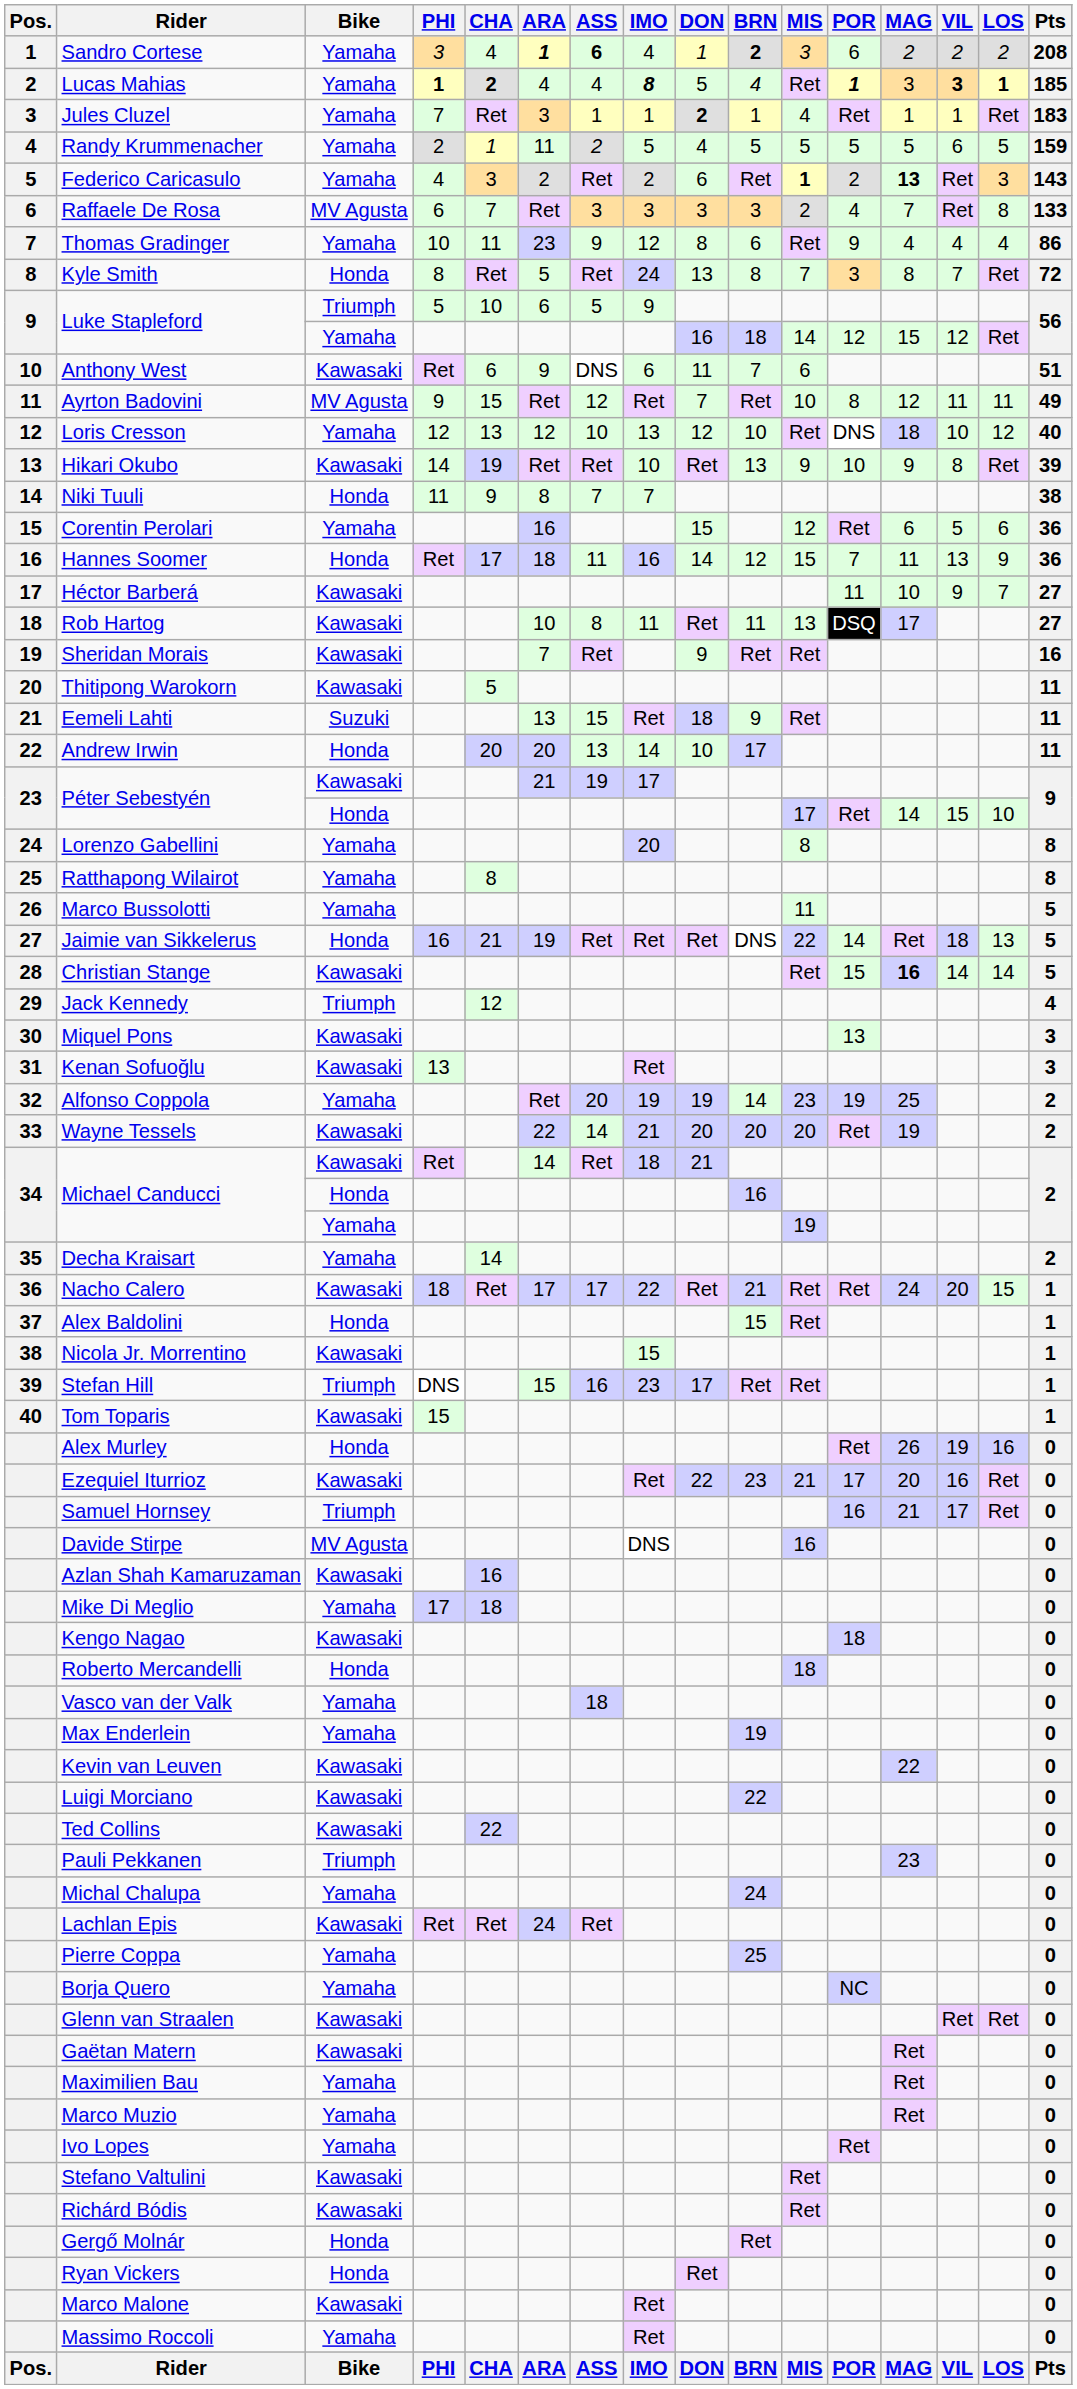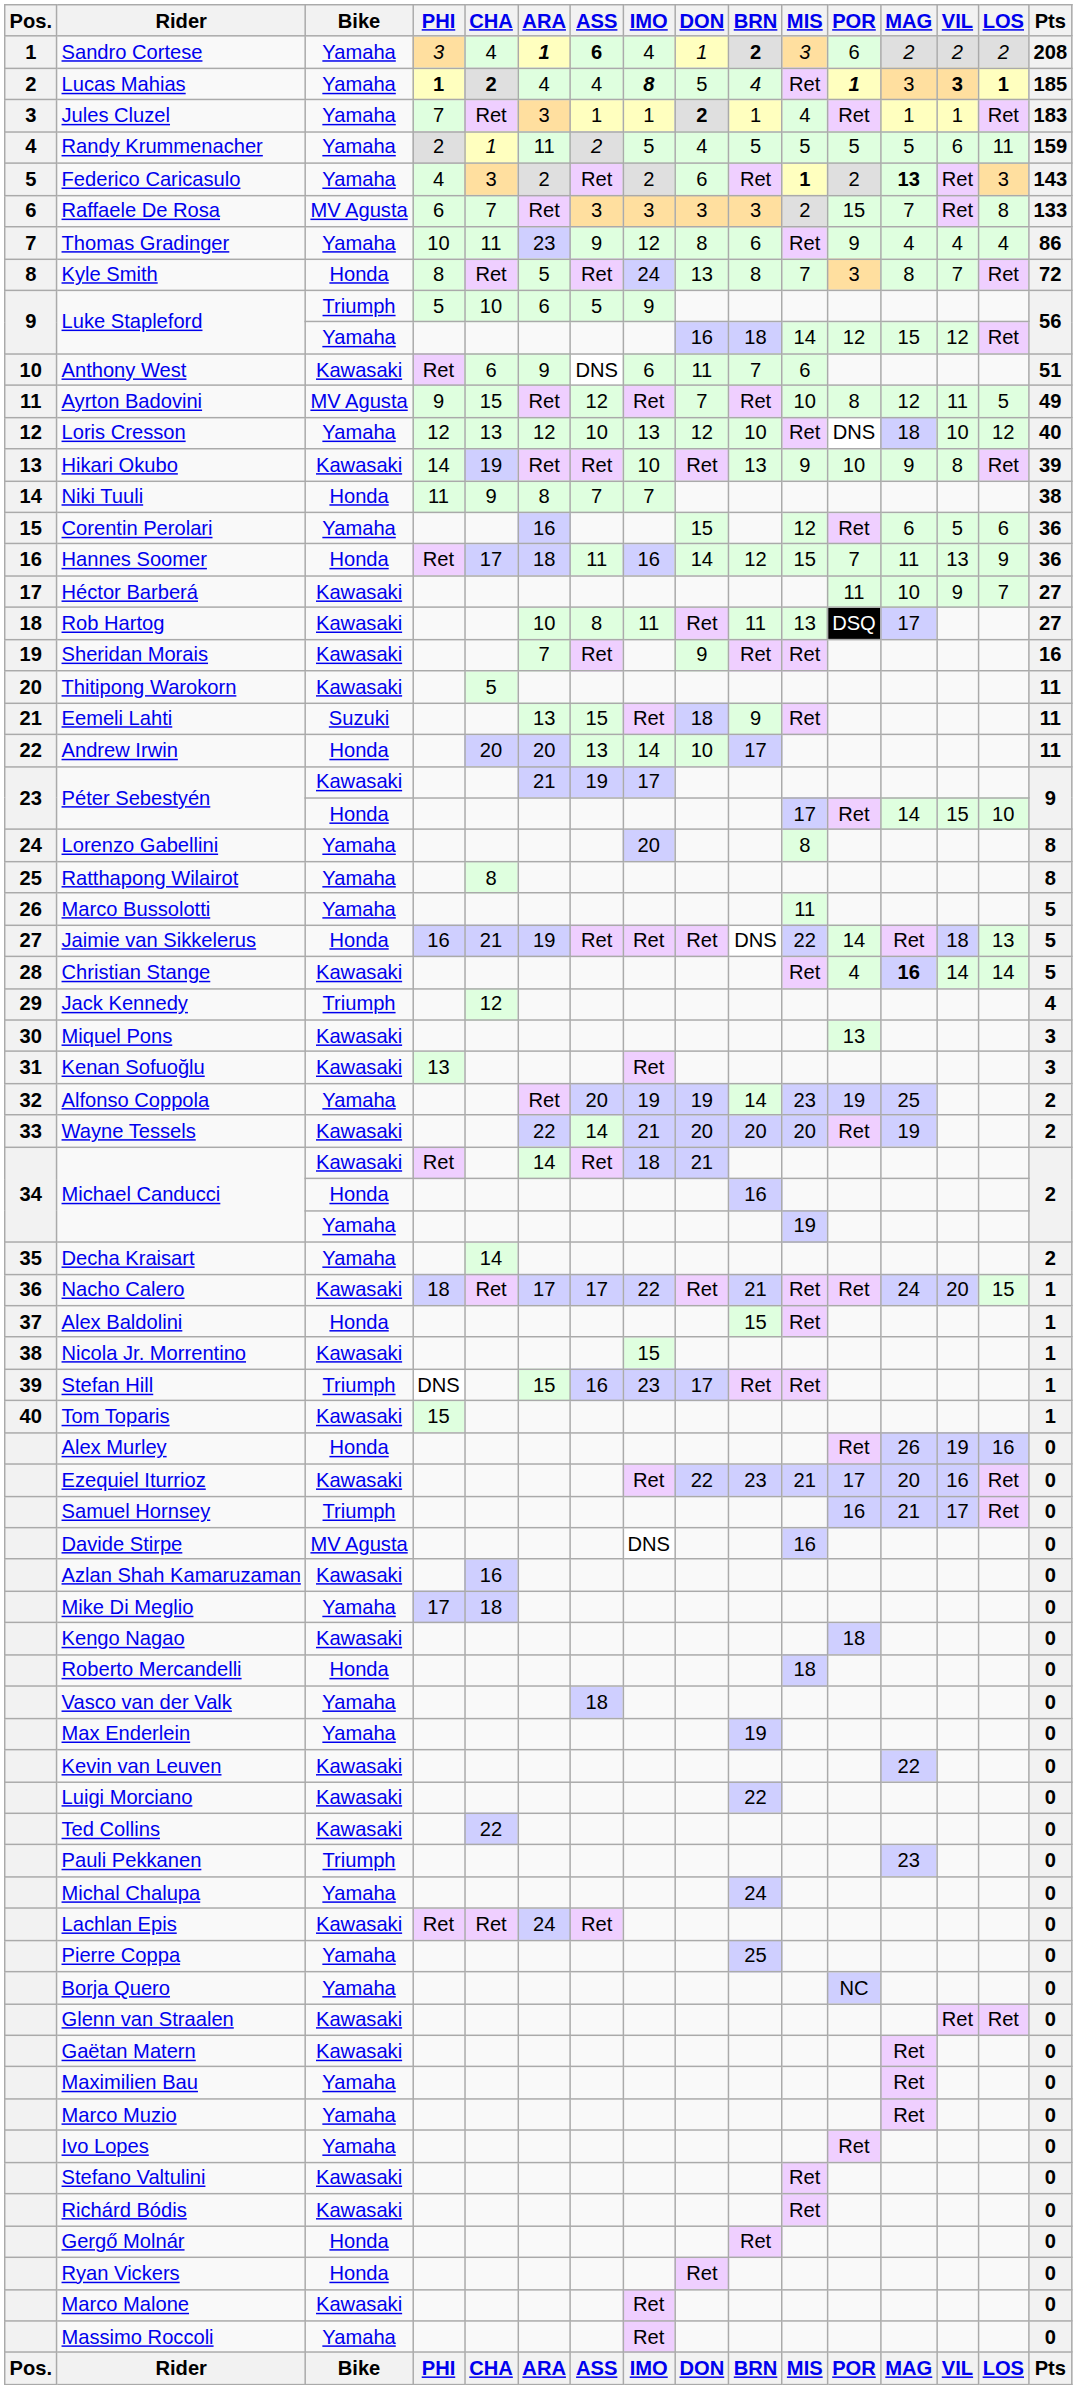(1003, 147) 5 -> (1003, 147) 11
(854, 211) 4 -> (854, 211) 15
(1003, 401) 11 -> (1003, 401) 5
(854, 972) 15 -> (854, 972) 4
